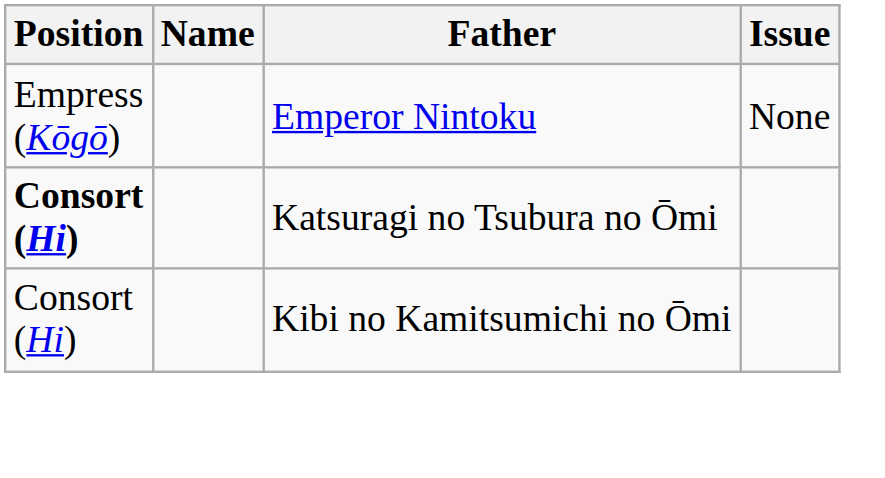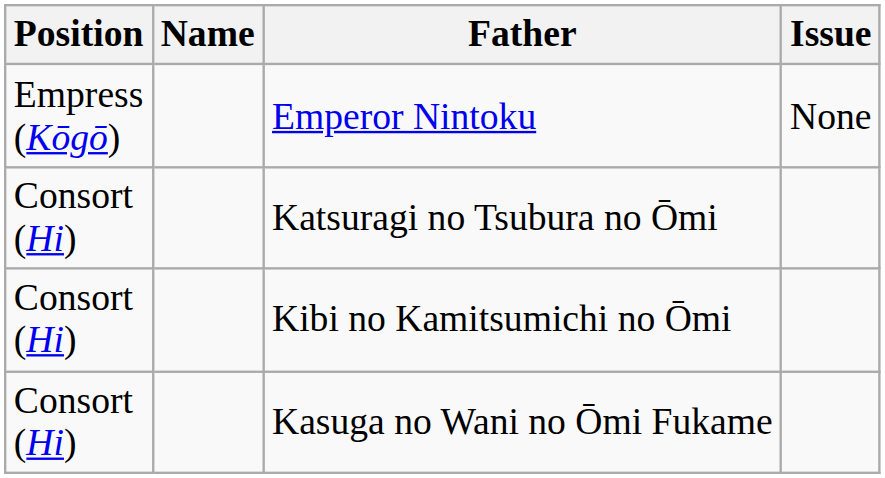(79, 217) bold -> (73, 217) normal
+ row: (522, 420)
